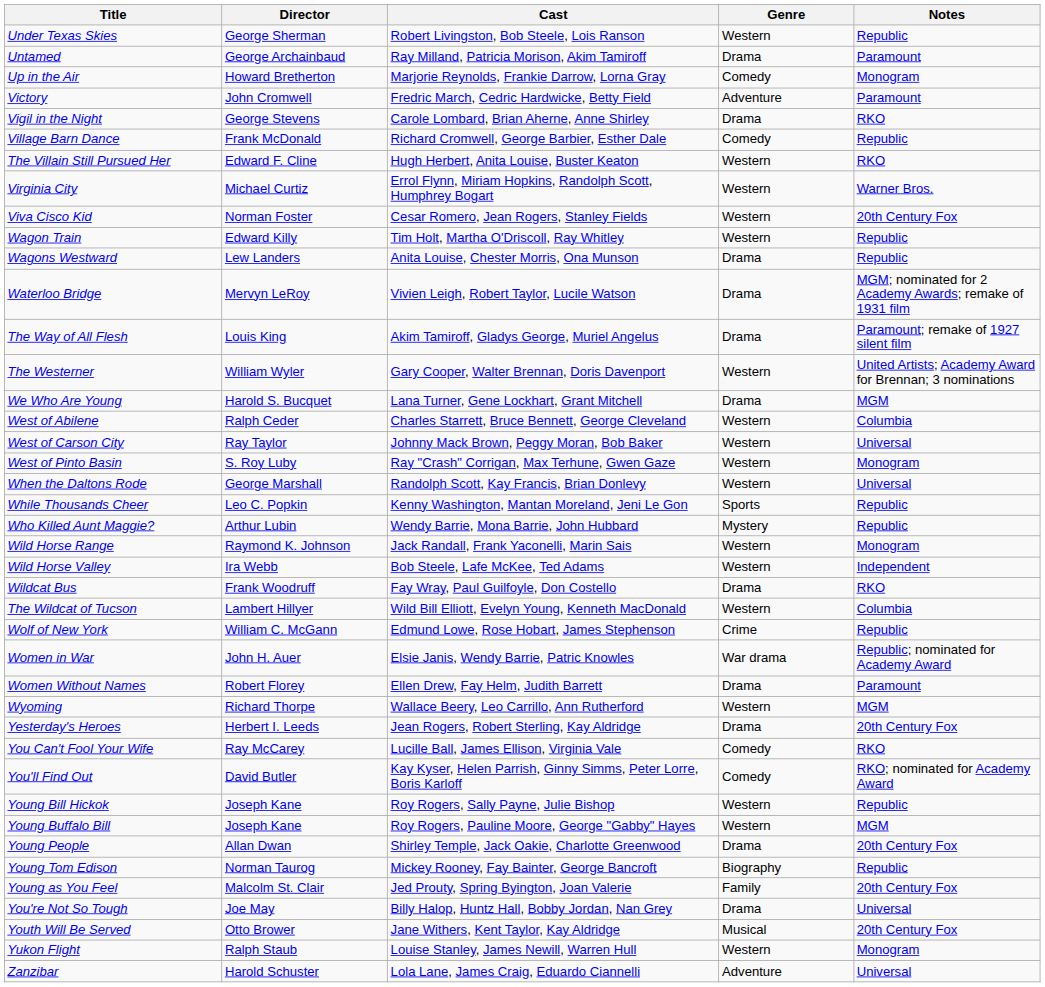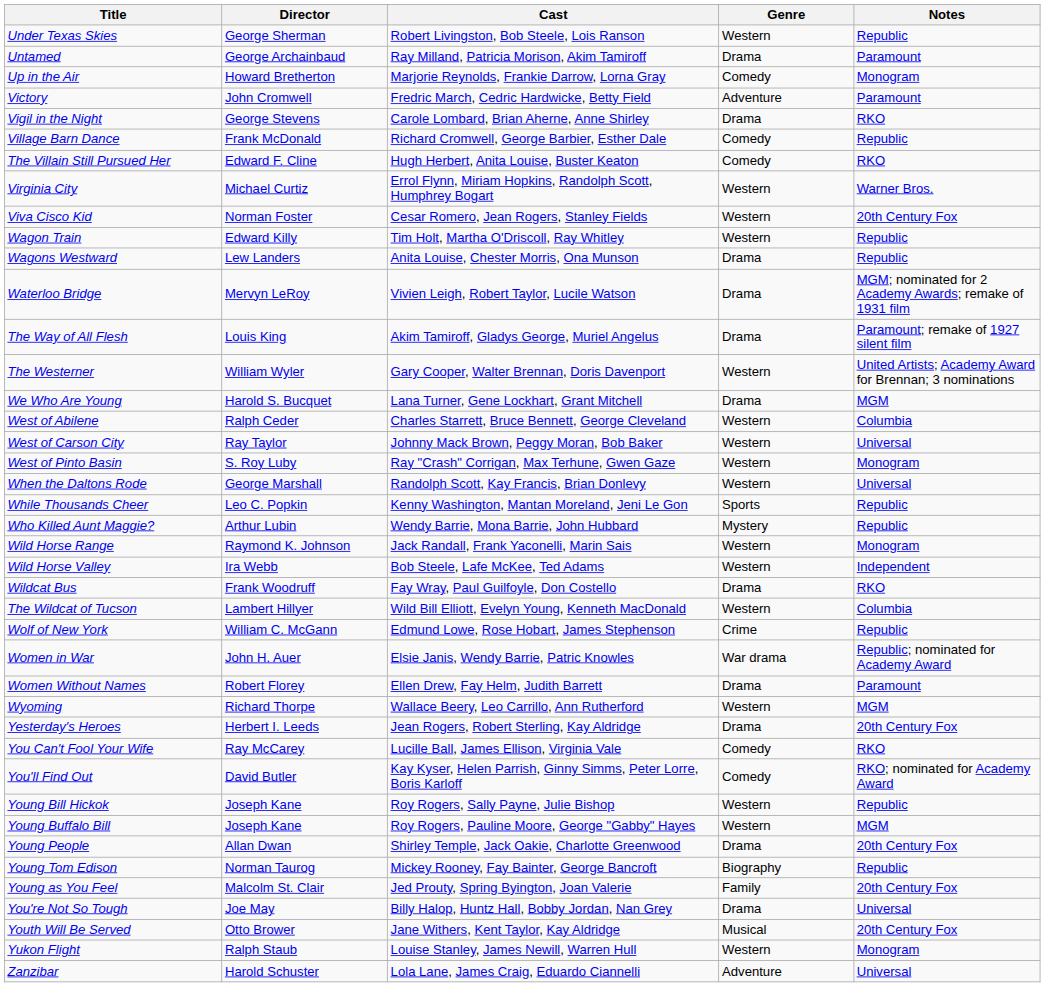(746, 160) Western -> (746, 160) Comedy
